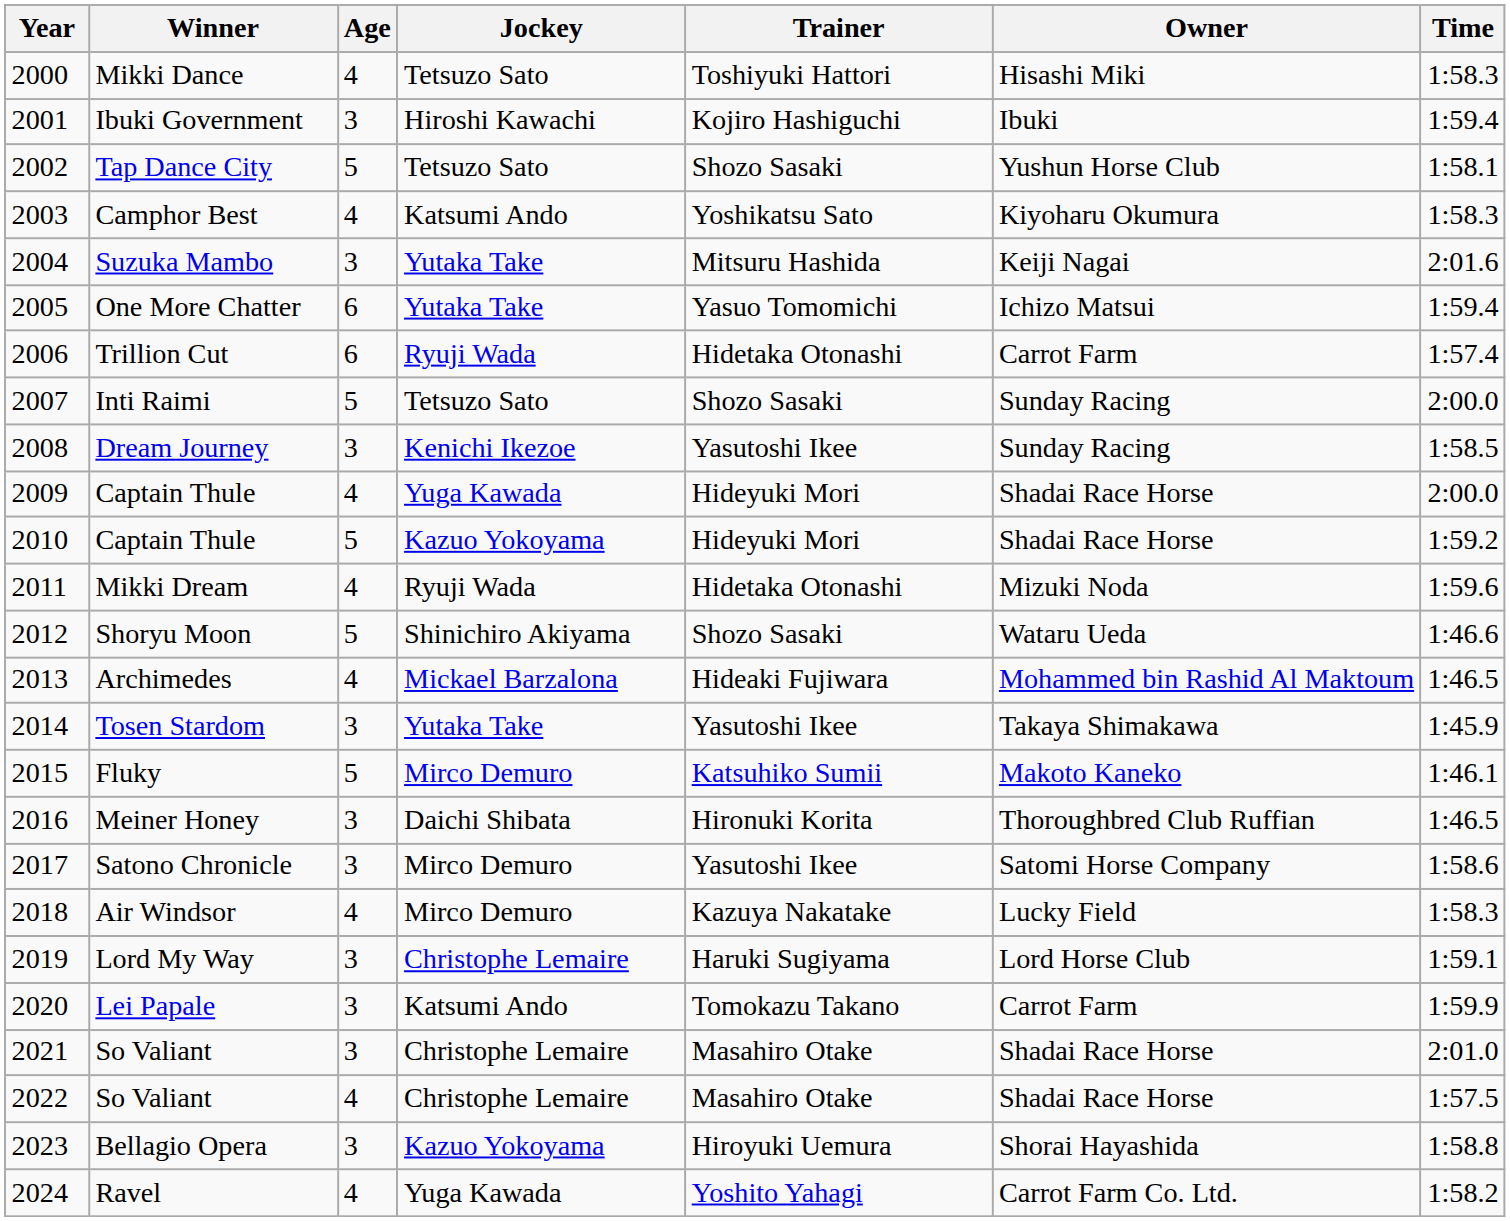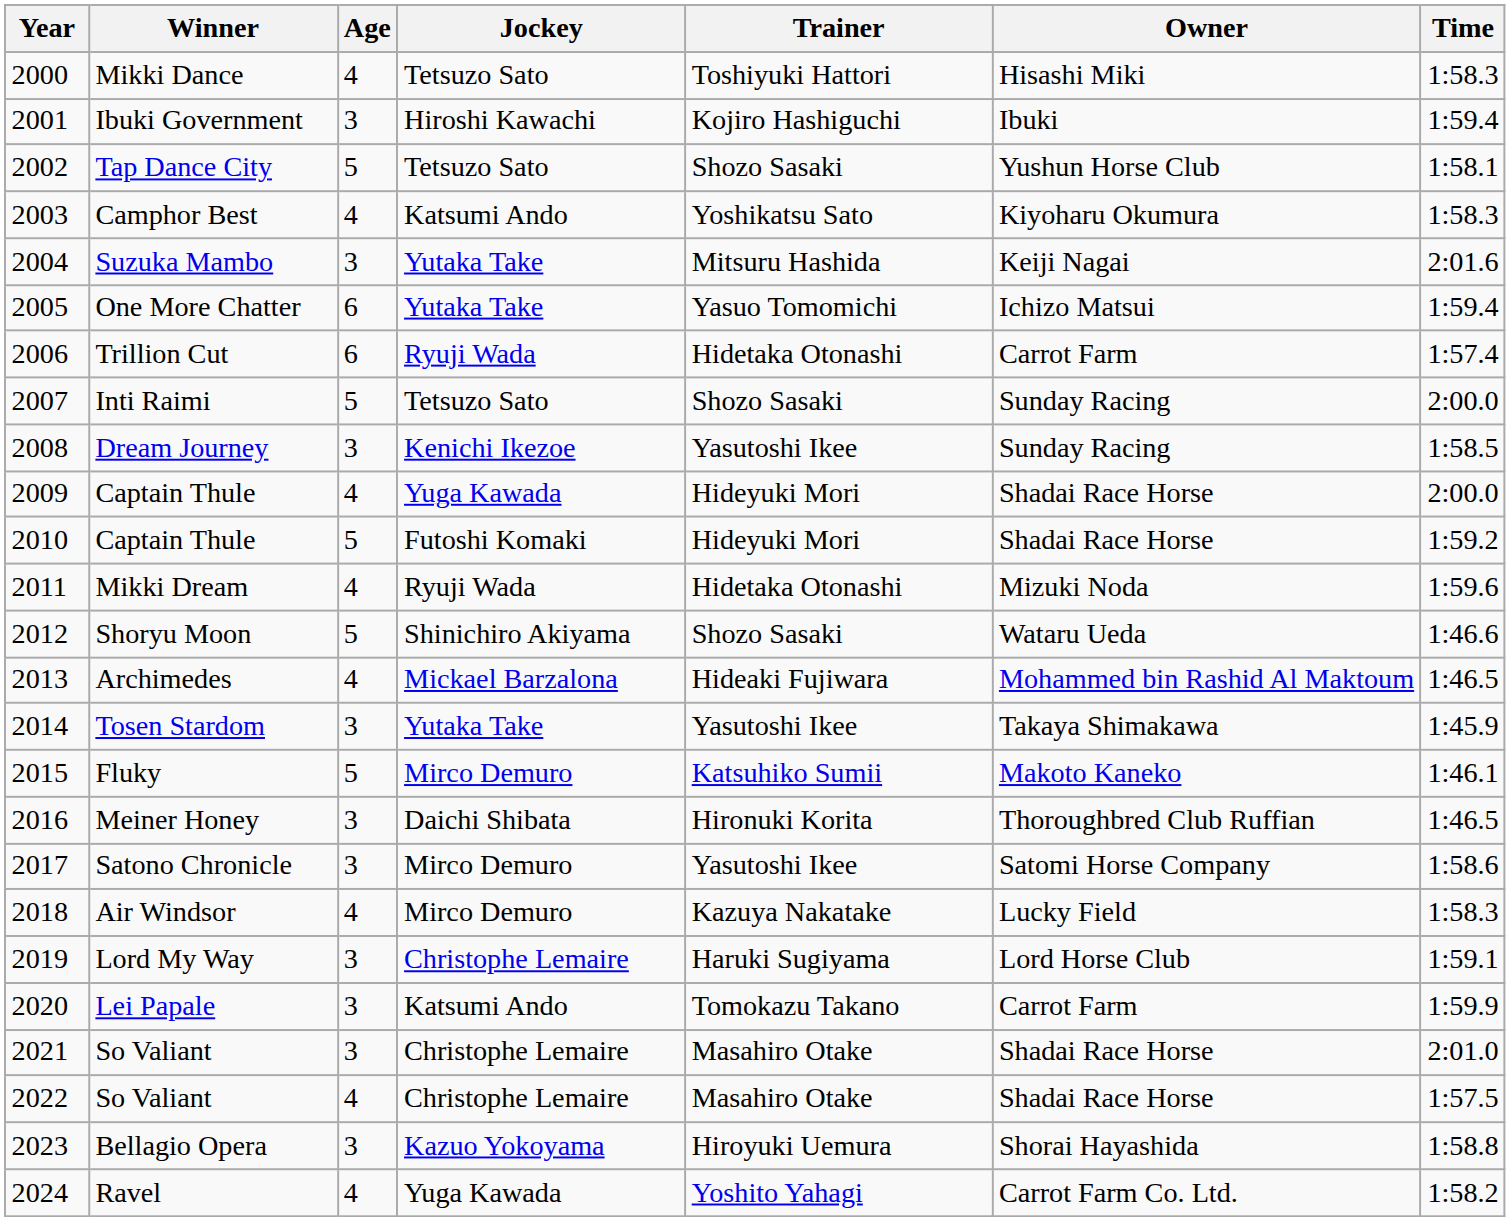(504, 540) Kazuo Yokoyama -> (495, 540) Futoshi Komaki
